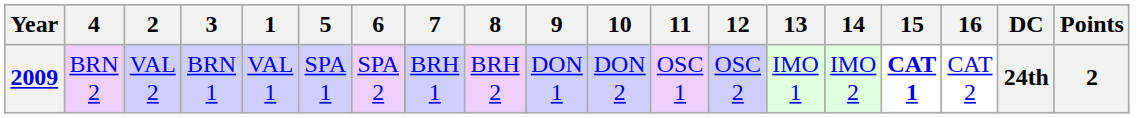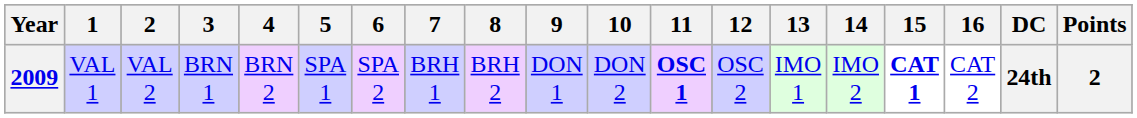columns swapped: (270, 24) <-> (94, 24)
(680, 78) normal -> (681, 78) bold
